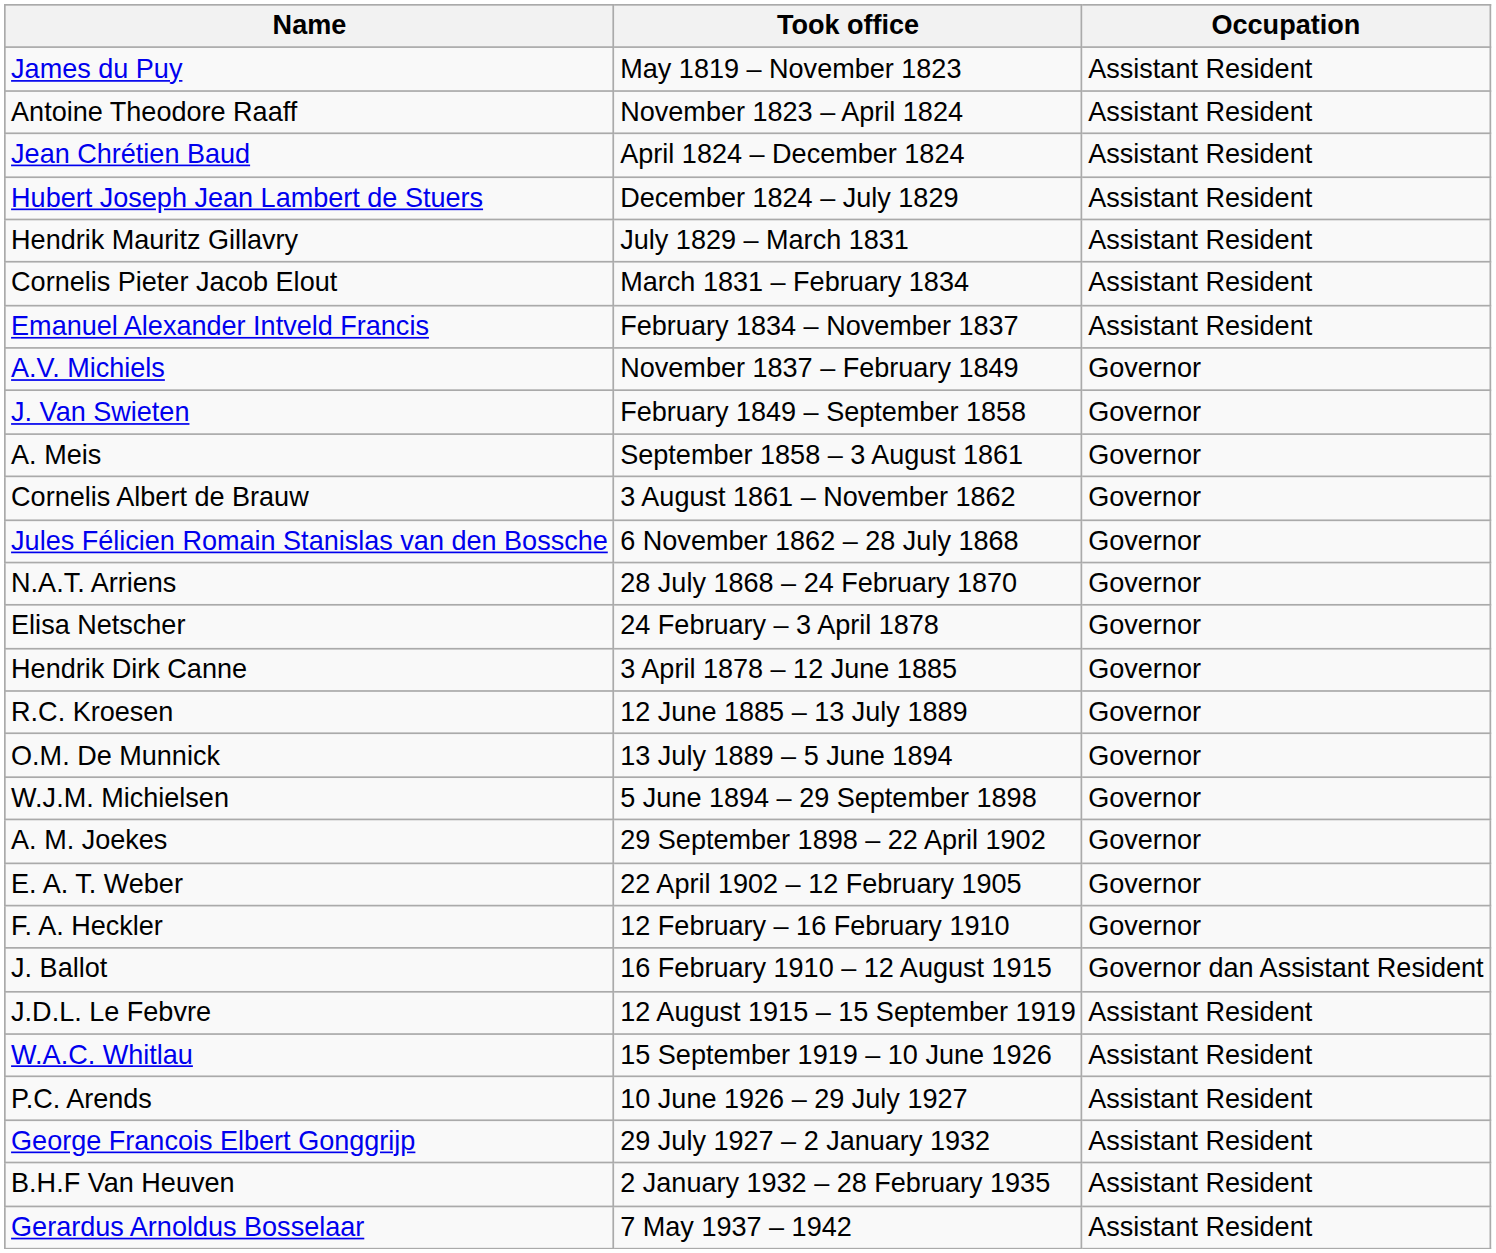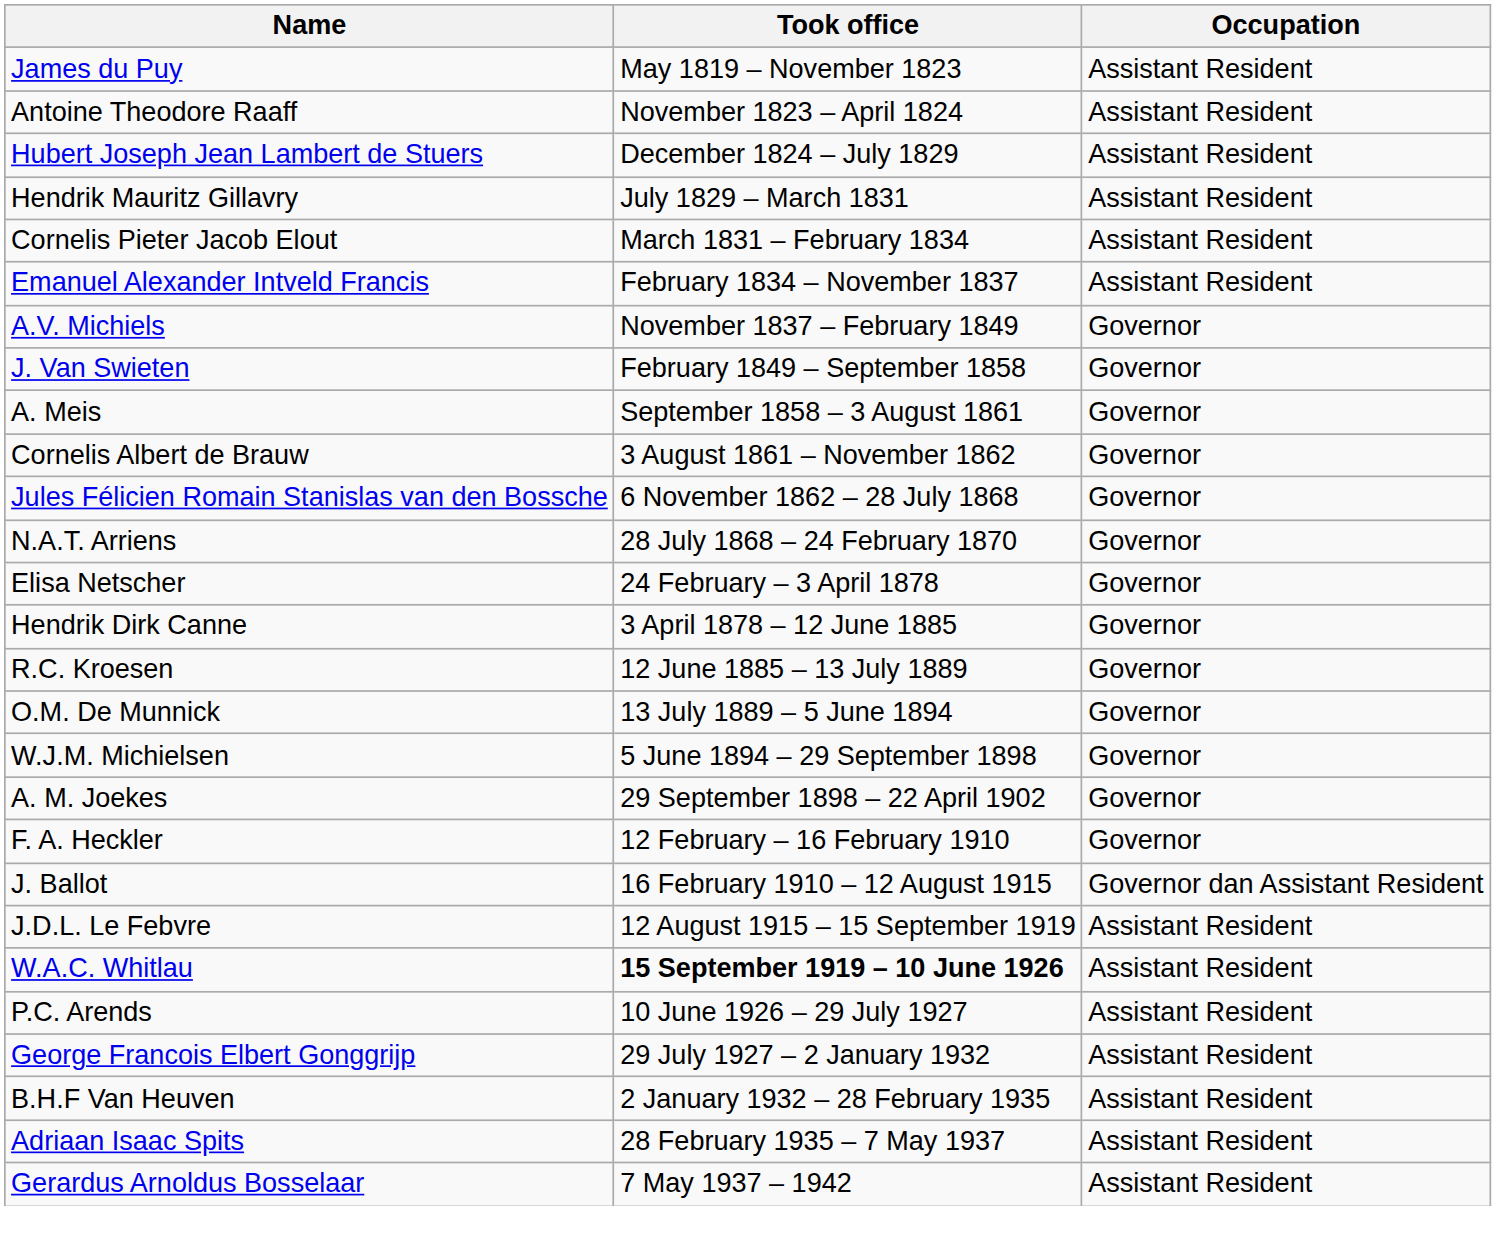- row: (131, 154)
- row: (97, 883)
(836, 1055) normal -> (842, 969) bold
+ row: (128, 1140)
